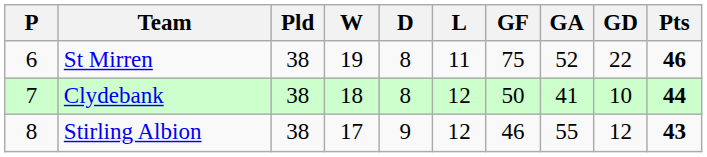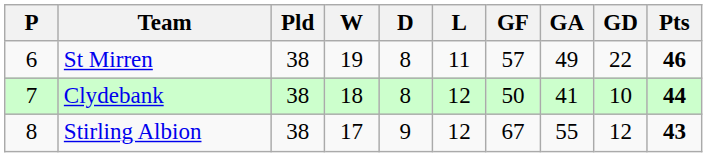(513, 59) 75 -> (513, 59) 57
(567, 59) 52 -> (567, 59) 49
(513, 132) 46 -> (513, 132) 67
